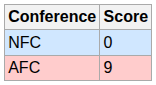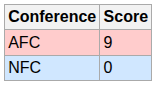rows swapped: (24, 67) <-> (25, 42)
